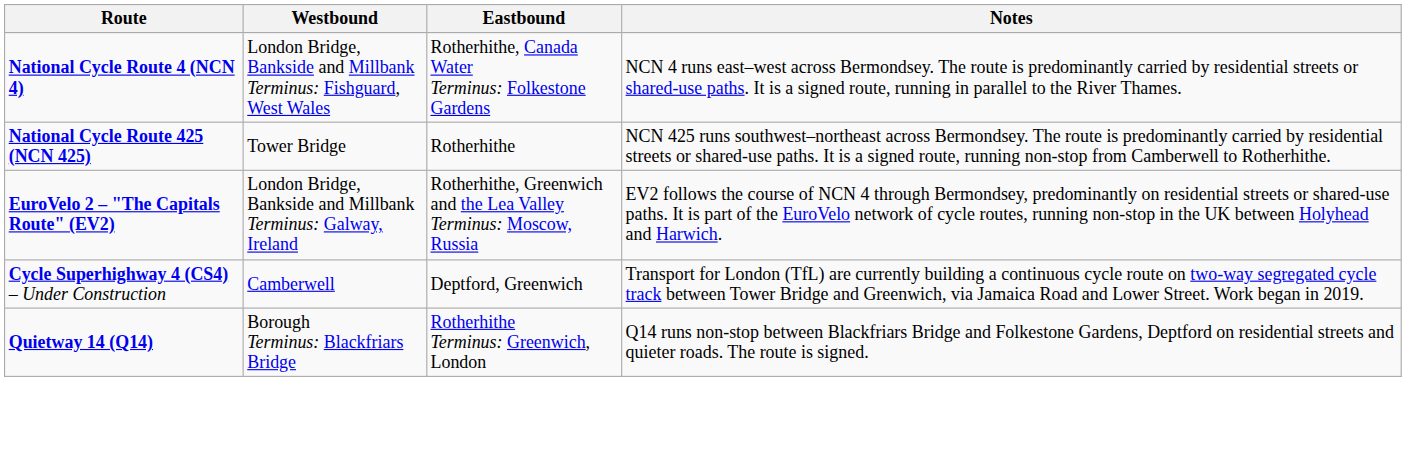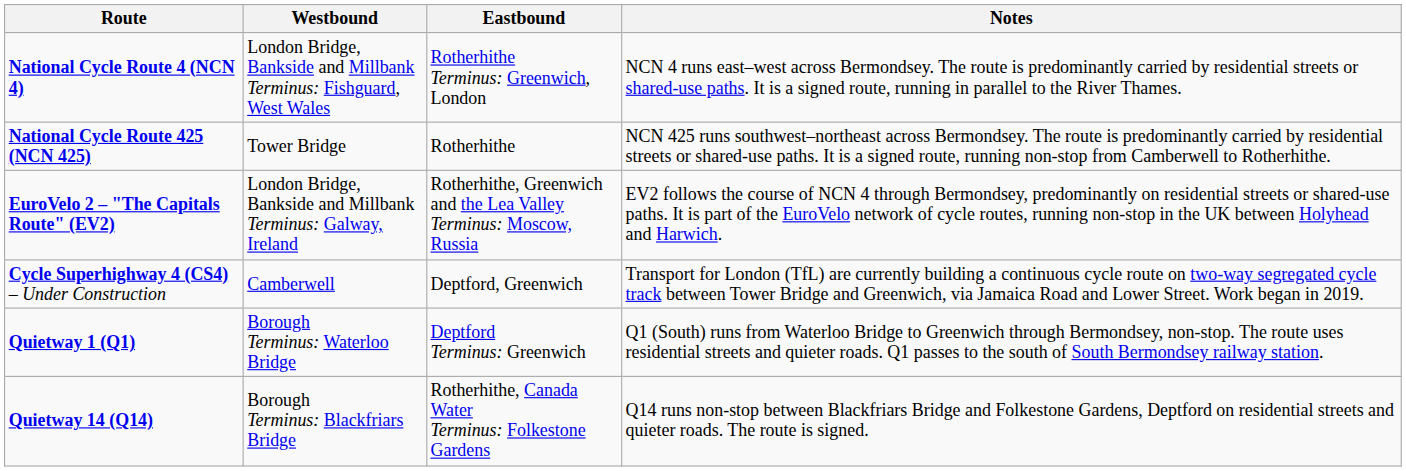(508, 77) Rotherhithe, Canada Water Terminus: Folkestone Gardens -> (510, 77) Rotherhithe Terminus: Greenwich, London
+ row: (72, 342)
(510, 342) Rotherhithe Terminus: Greenwich, London -> (508, 421) Rotherhithe, Canada Water Terminus: Folkestone Gardens
